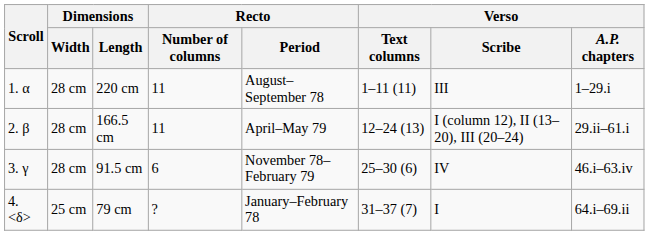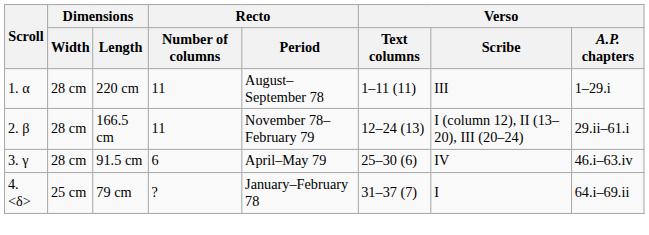(286, 128) April–May 79 -> (288, 128) November 78–February 79
(288, 168) November 78–February 79 -> (286, 160) April–May 79
